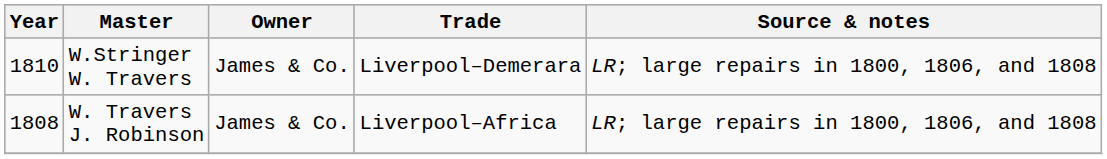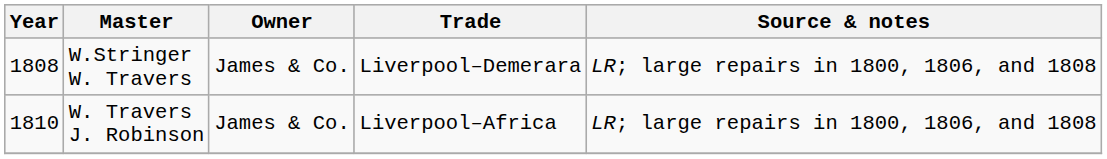(34, 67) 1810 -> (34, 67) 1808
(34, 124) 1808 -> (34, 124) 1810
